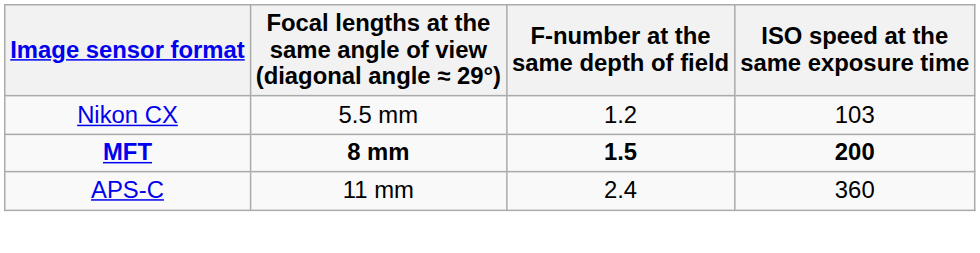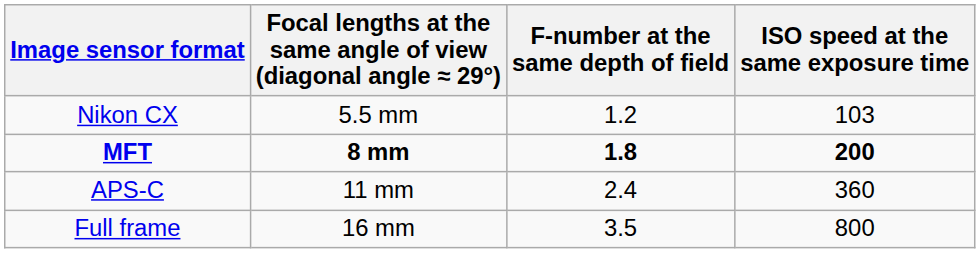(621, 152) 1.5 -> (621, 152) 1.8
+ row: (127, 228)
